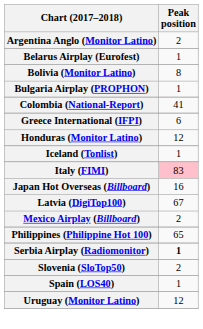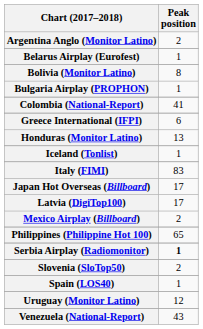(178, 137) 12 -> (178, 137) 13
(178, 170) pink background -> (178, 170) no background
(178, 186) 16 -> (178, 186) 17
(178, 202) 67 -> (178, 202) 17
+ row: (82, 316)
